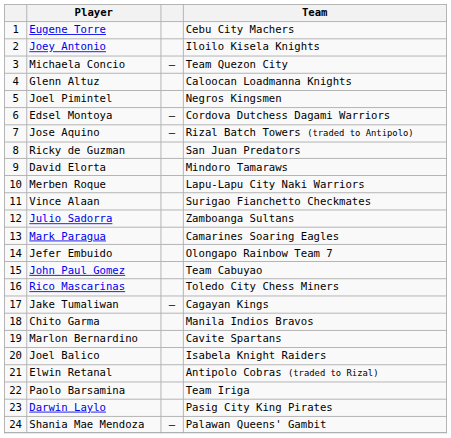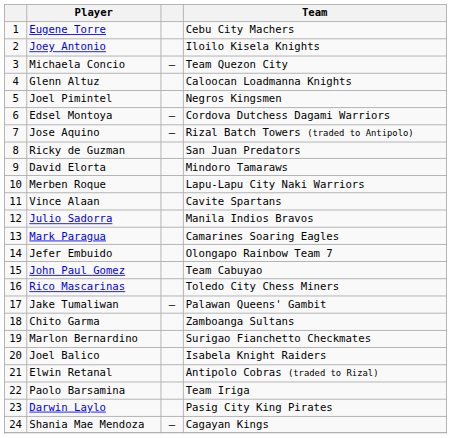(278, 202) Surigao Fianchetto Checkmates -> (234, 202) Cavite Spartans
(240, 219) Zamboanga Sultans -> (250, 219) Manila Indios Bravos
(227, 305) Cagayan Kings -> (256, 305) Palawan Queens' Gambit
(250, 322) Manila Indios Bravos -> (240, 322) Zamboanga Sultans
(234, 339) Cavite Spartans -> (278, 339) Surigao Fianchetto Checkmates
(256, 425) Palawan Queens' Gambit -> (227, 425) Cagayan Kings
